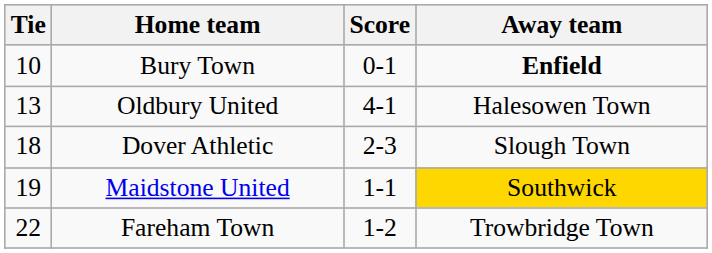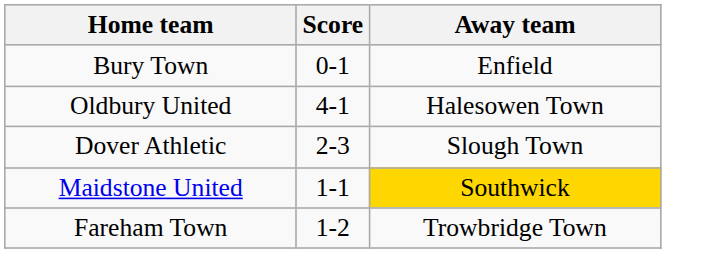- column: (28, 24)
(562, 65) bold -> (515, 65) normal
